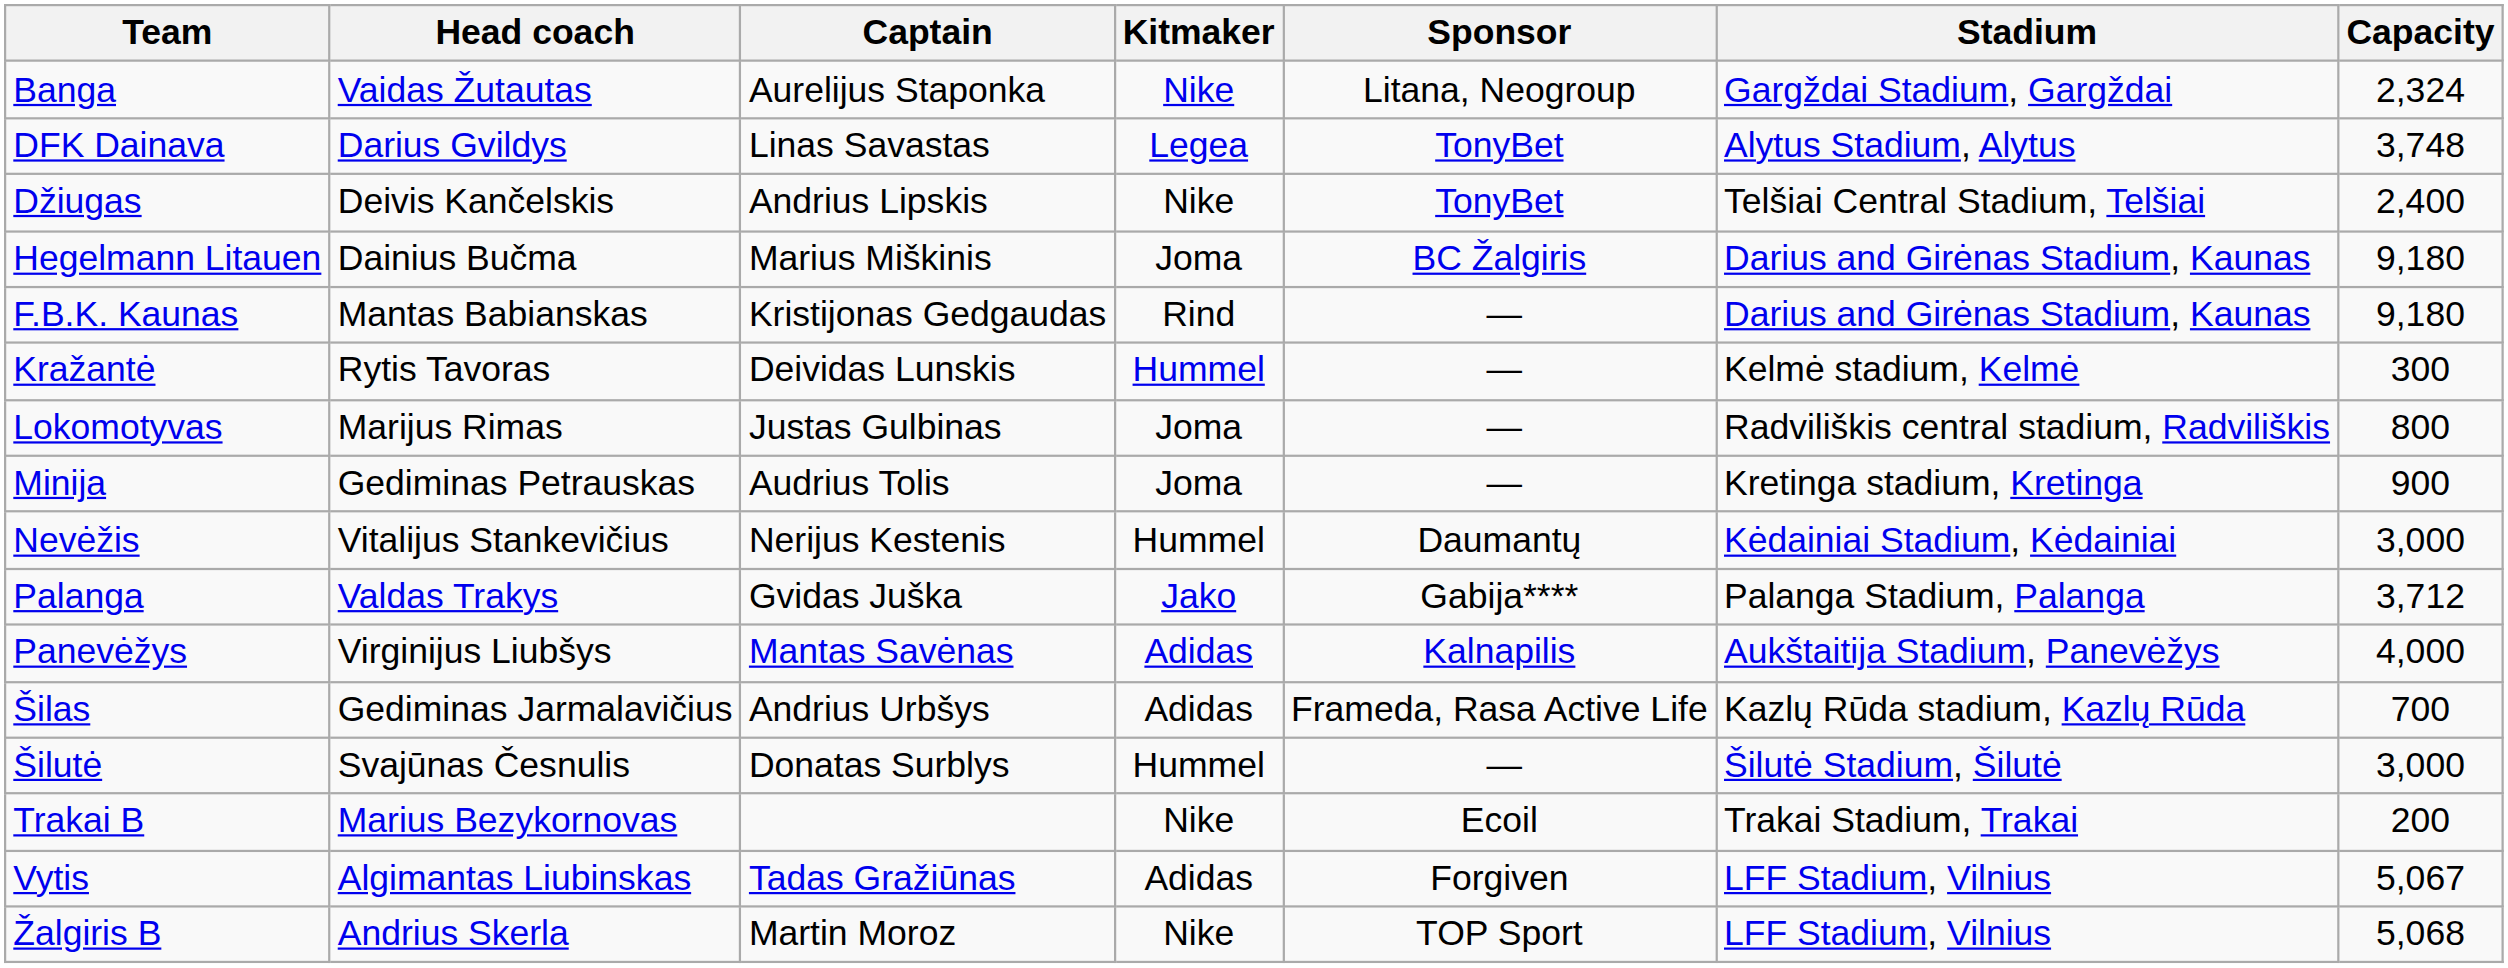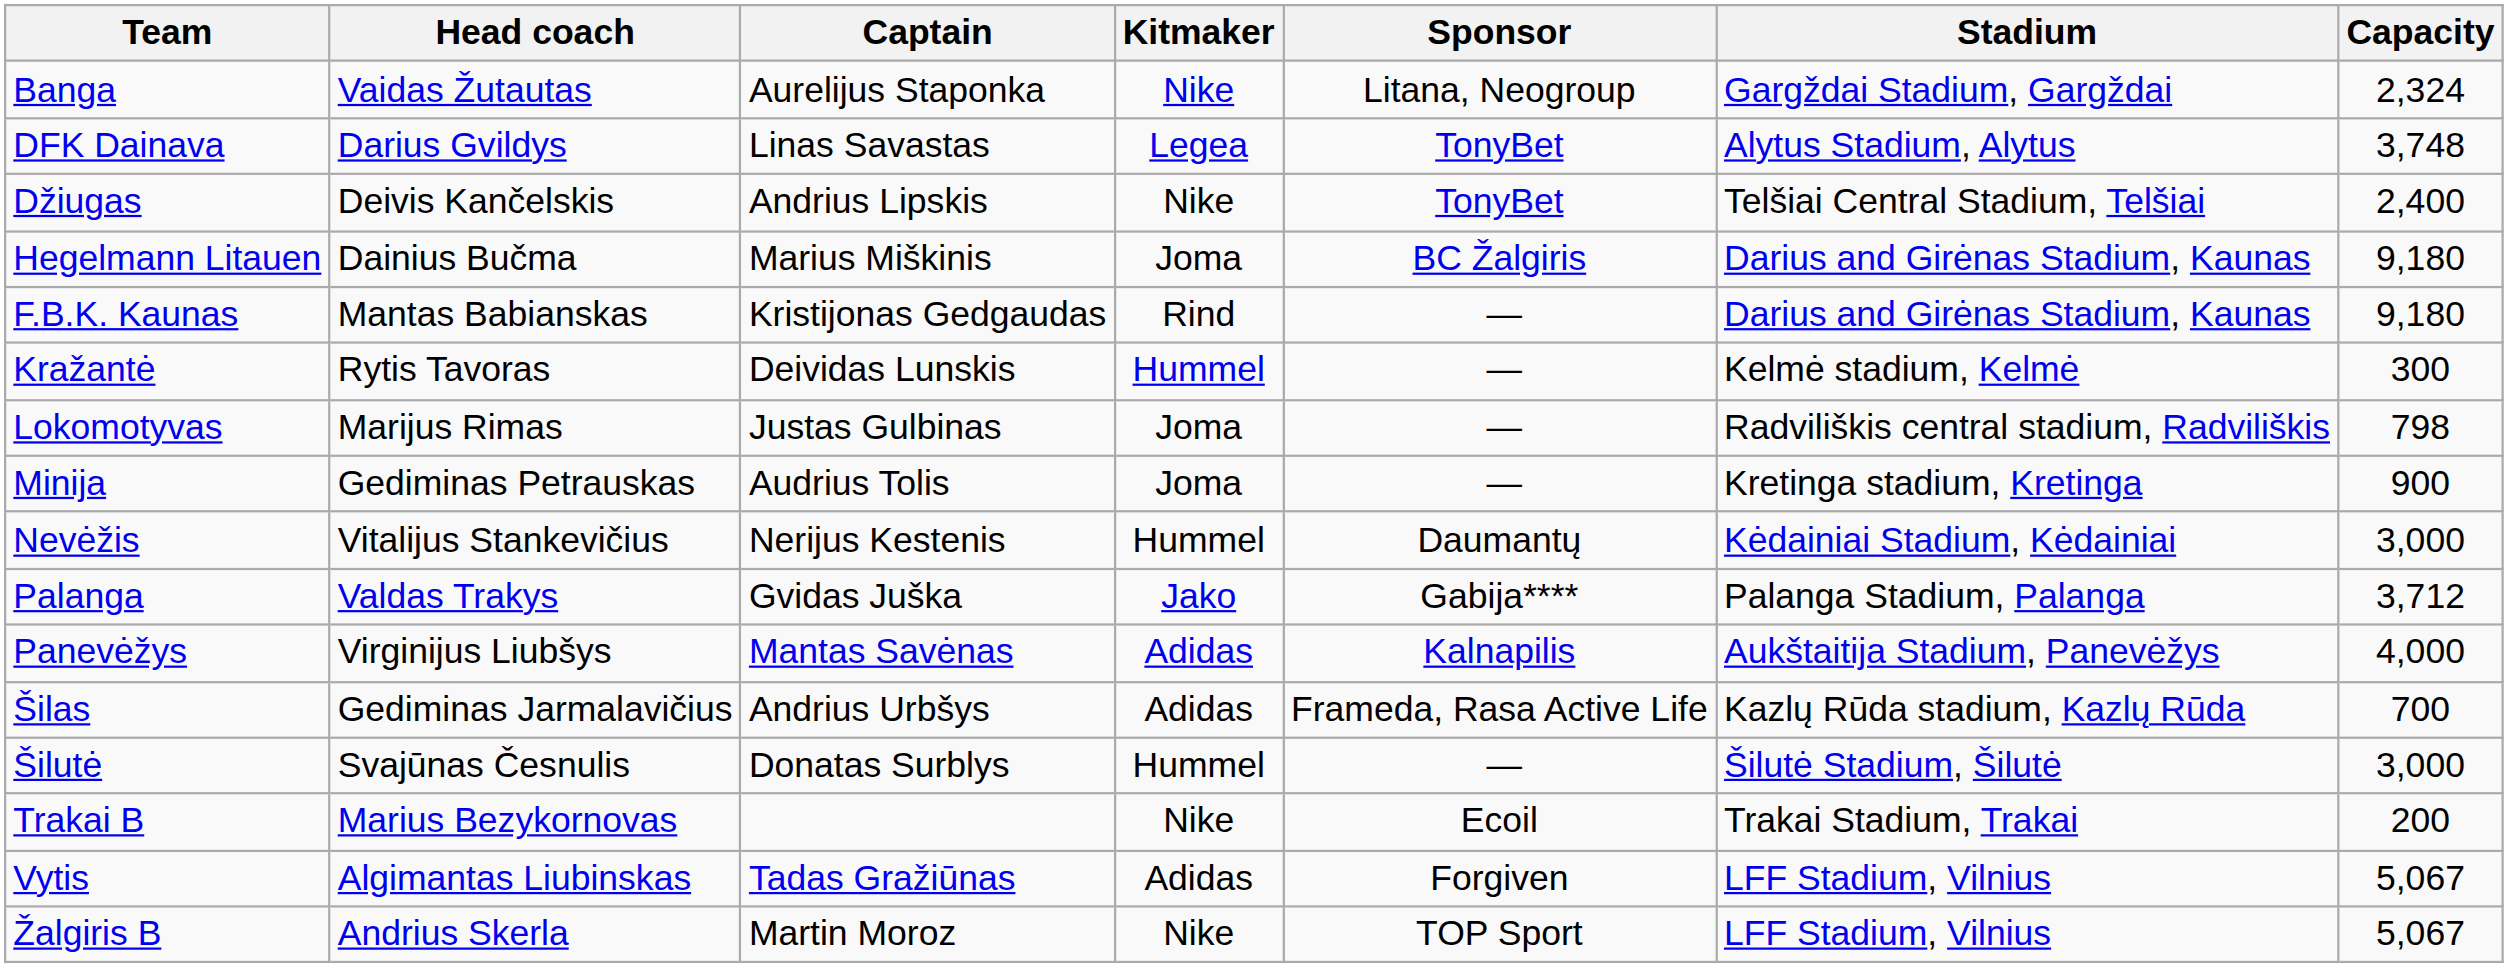(2420, 426) 800 -> (2420, 426) 798
(2420, 933) 5,068 -> (2420, 933) 5,067
